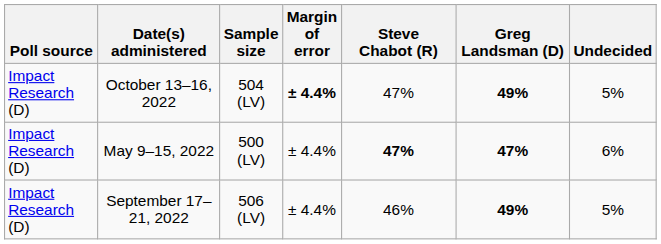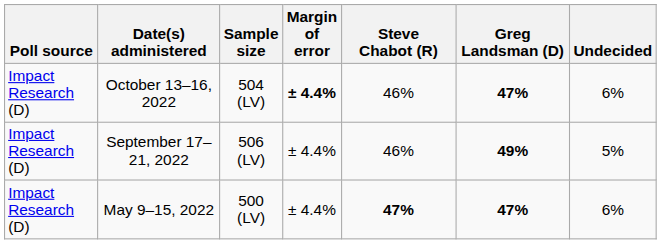(398, 93) 47% -> (398, 93) 46%
(513, 93) 49% -> (513, 93) 47%
(613, 93) 5% -> (613, 93) 6%
rows swapped: (159, 210) <-> (159, 151)
